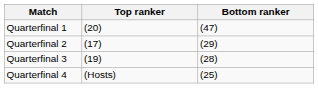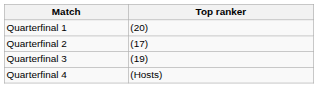- column: (256, 12)
